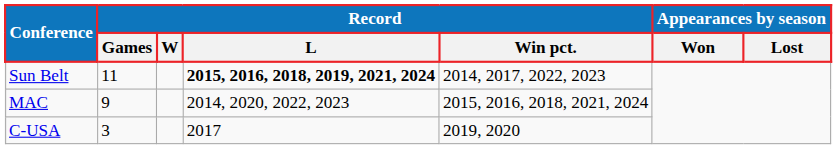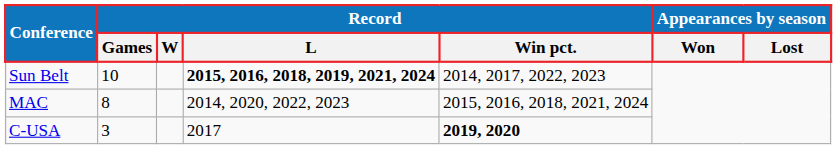(110, 75) 11 -> (110, 75) 10
(106, 102) 9 -> (106, 102) 8
(481, 129) normal -> (481, 129) bold
